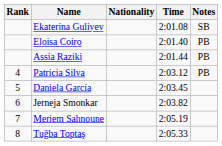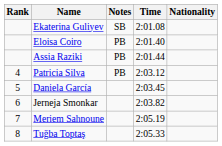columns swapped: (131, 12) <-> (204, 12)
